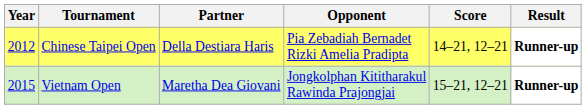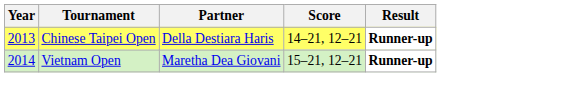- column: (357, 16)
(21, 46) 2012 -> (21, 38) 2013
(21, 85) 2015 -> (21, 61) 2014
